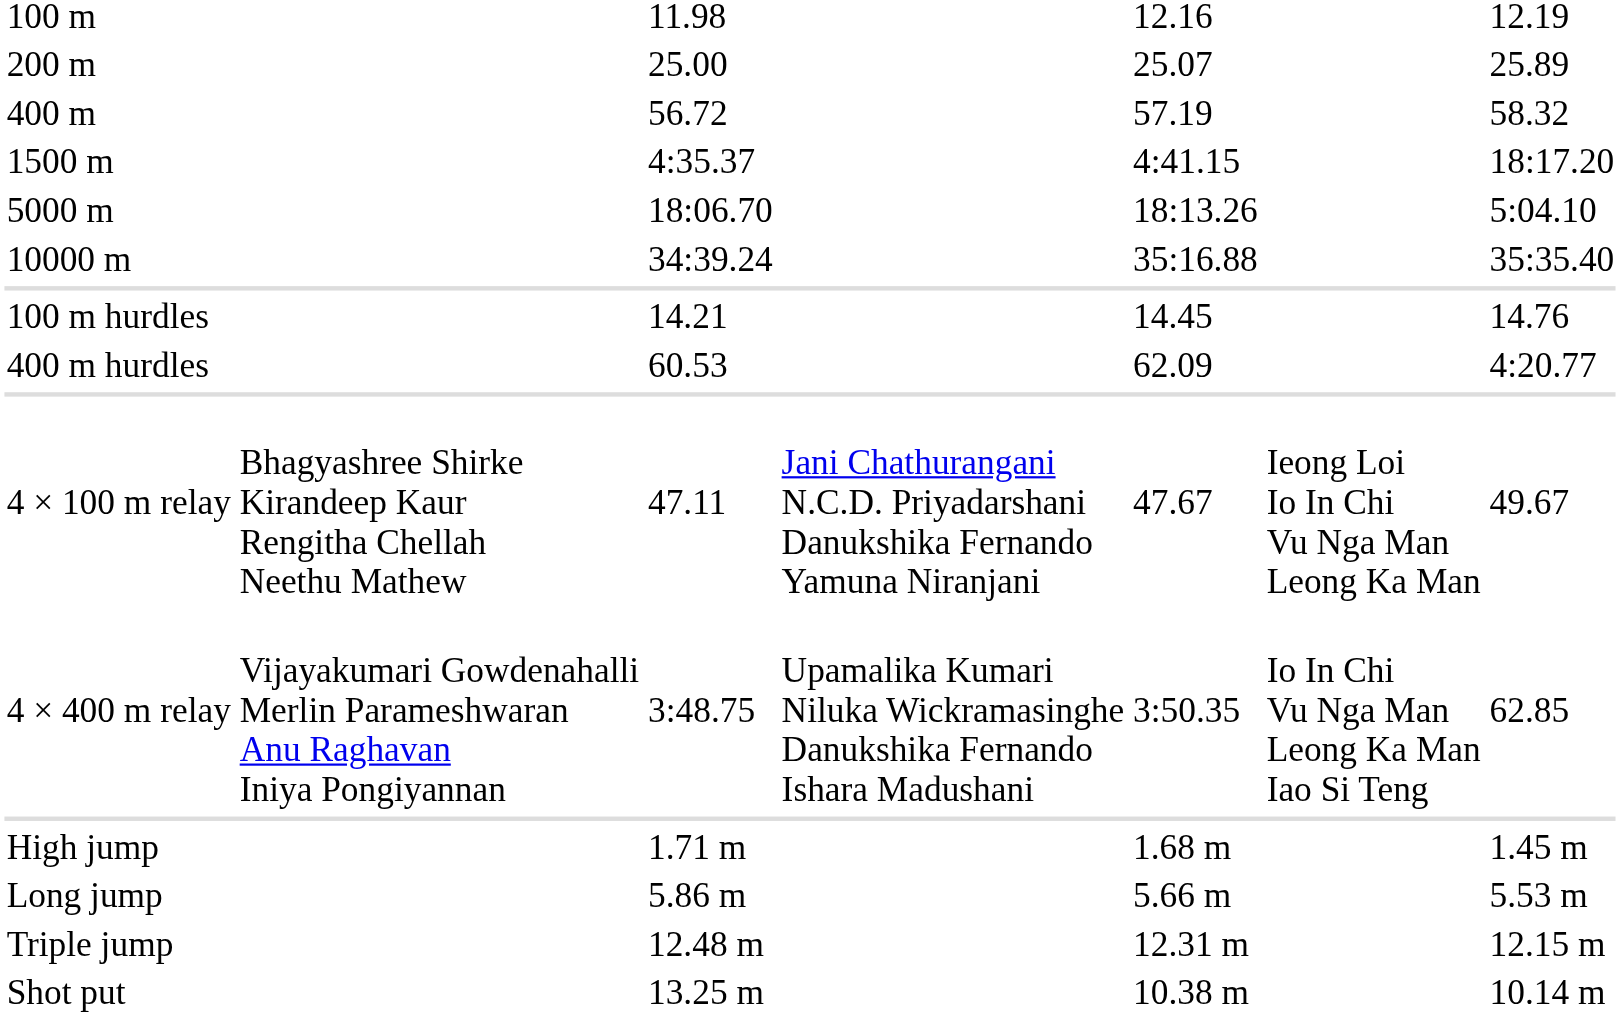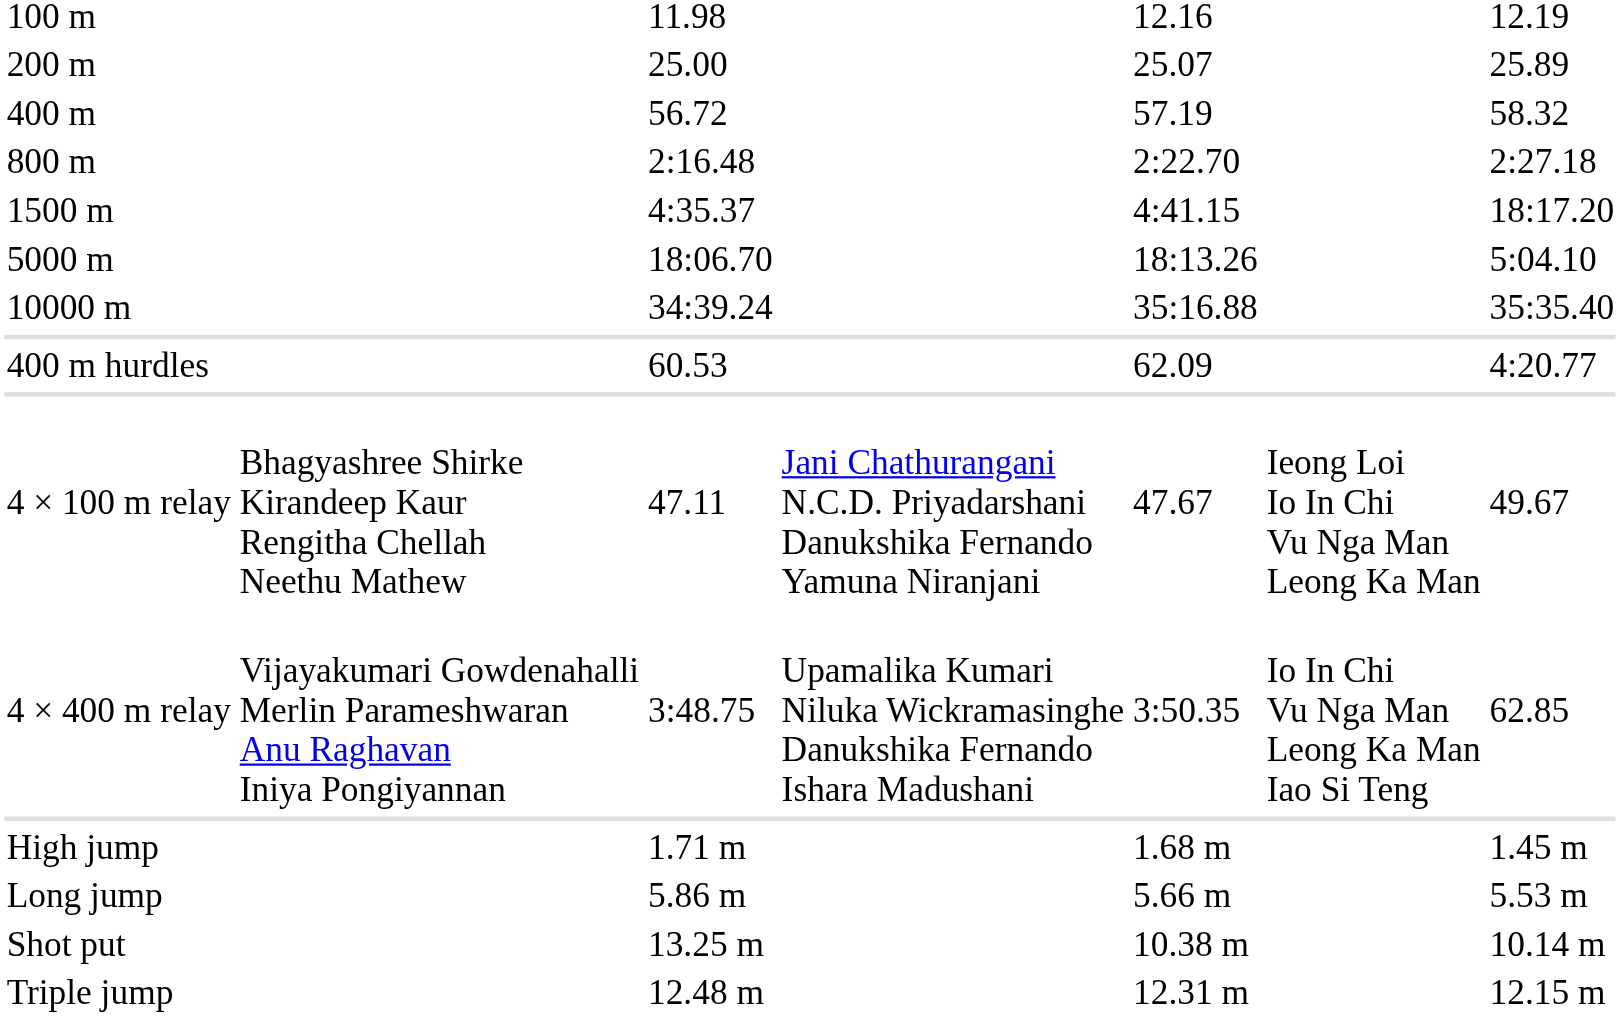+ row: (51, 161)
- row: (108, 316)
rows swapped: (90, 944) <-> (66, 992)
